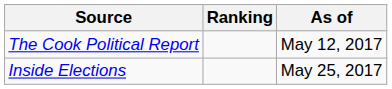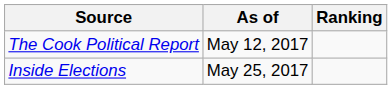columns swapped: (240, 17) <-> (332, 17)
